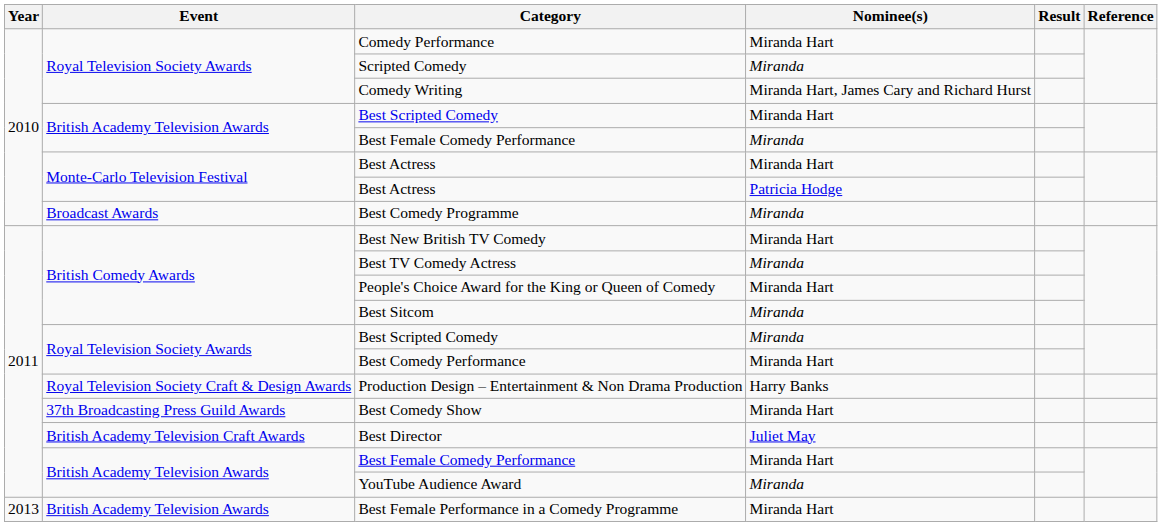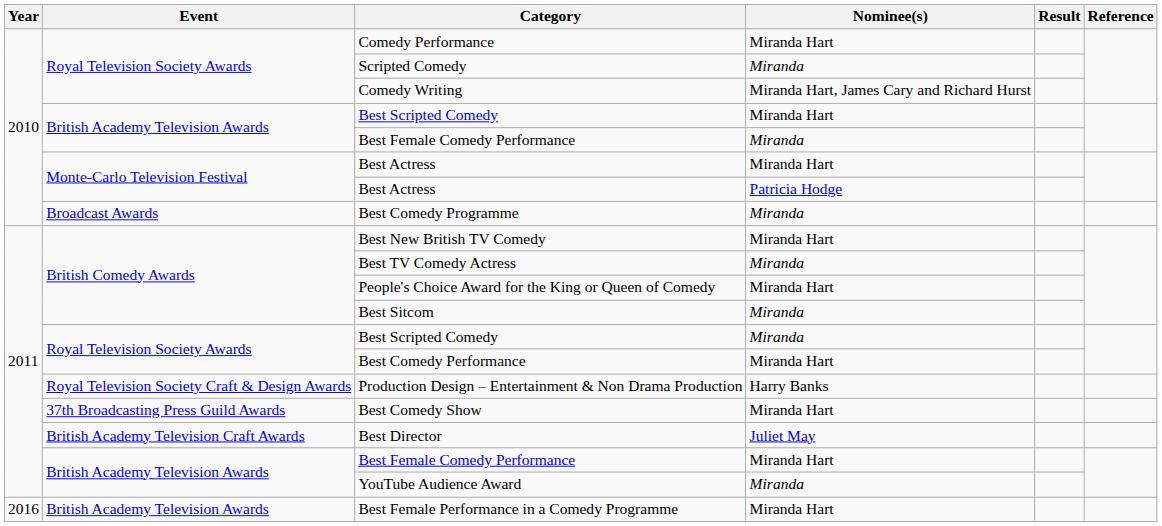- row: (24, 509)
+ row: (24, 509)
